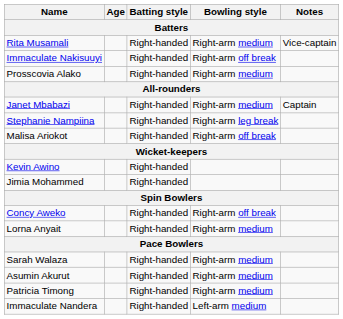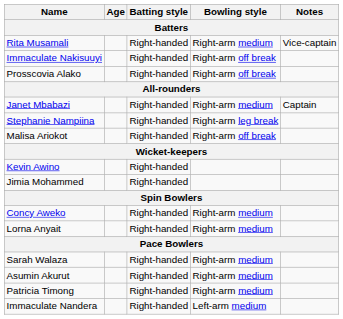(233, 74) Right-arm medium -> (234, 74) Right-arm off break
(234, 213) Right-arm off break -> (233, 213) Right-arm medium
